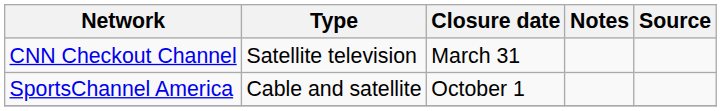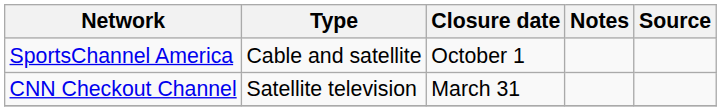rows swapped: (123, 55) <-> (121, 88)
